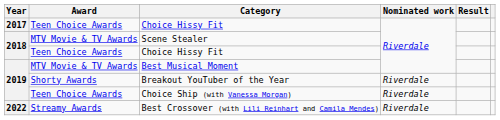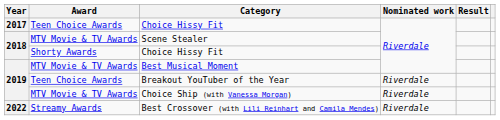(77, 53) Teen Choice Awards -> (64, 53) Shorty Awards
(64, 80) Shorty Awards -> (77, 80) Teen Choice Awards
(77, 94) Teen Choice Awards -> (84, 94) MTV Movie & TV Awards
